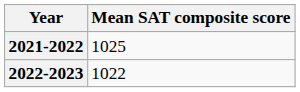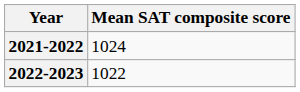(109, 45) 1025 -> (109, 45) 1024
